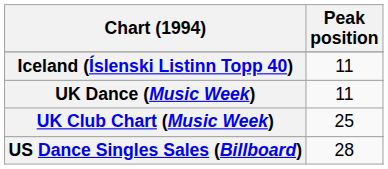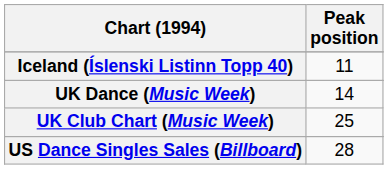(344, 94) 11 -> (344, 94) 14
